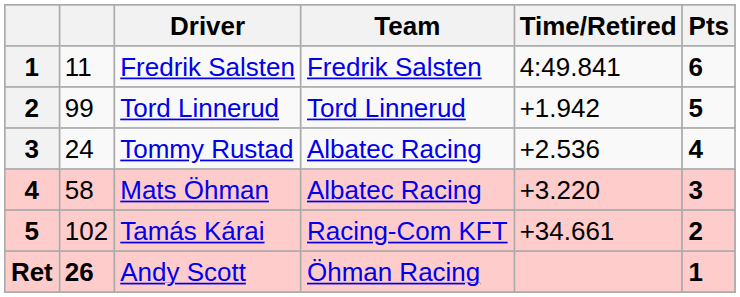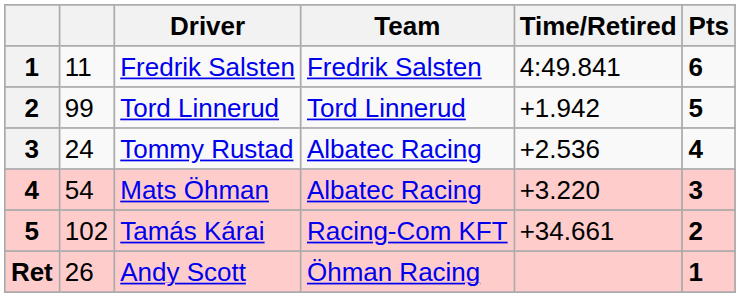(79, 190) 58 -> (79, 190) 54
(79, 272) bold -> (79, 272) normal
